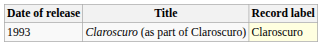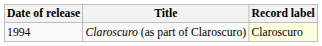(19, 32) 1993 -> (19, 32) 1994
